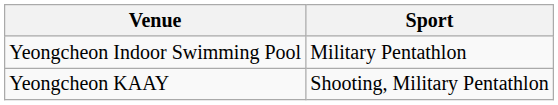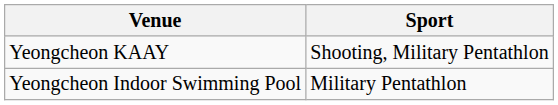rows swapped: (89, 83) <-> (155, 52)
